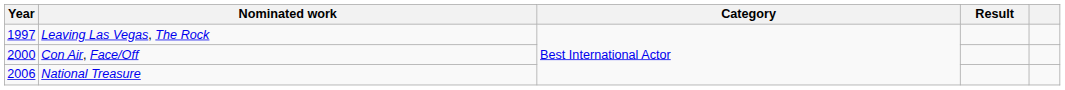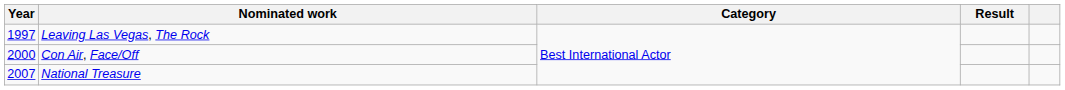(21, 74) 2006 -> (21, 74) 2007
